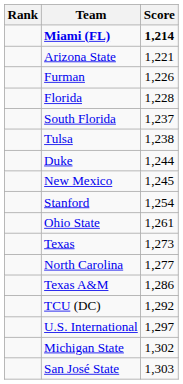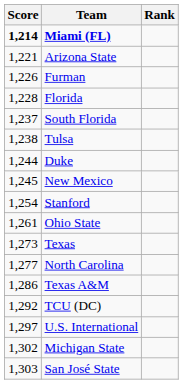columns swapped: (23, 14) <-> (159, 14)
